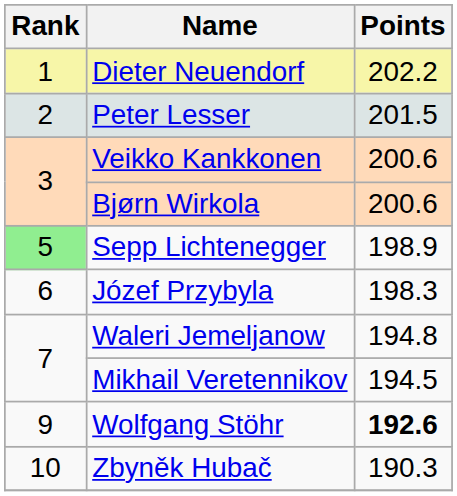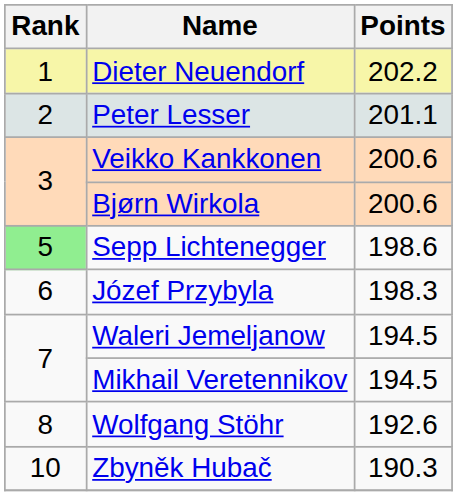(403, 114) 201.5 -> (403, 114) 201.1
(403, 247) 198.9 -> (403, 247) 198.6
(403, 335) 194.8 -> (403, 335) 194.5
(45, 423) 9 -> (45, 423) 8
(403, 423) bold -> (403, 423) normal
